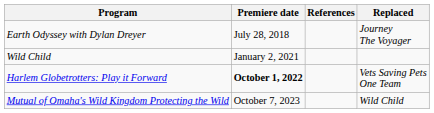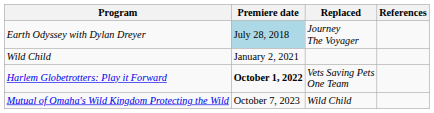columns swapped: (393, 12) <-> (331, 12)
(261, 34) no background -> (261, 34) lightblue background
